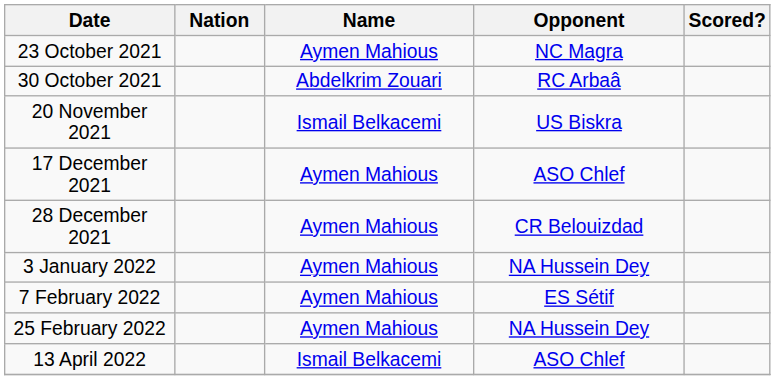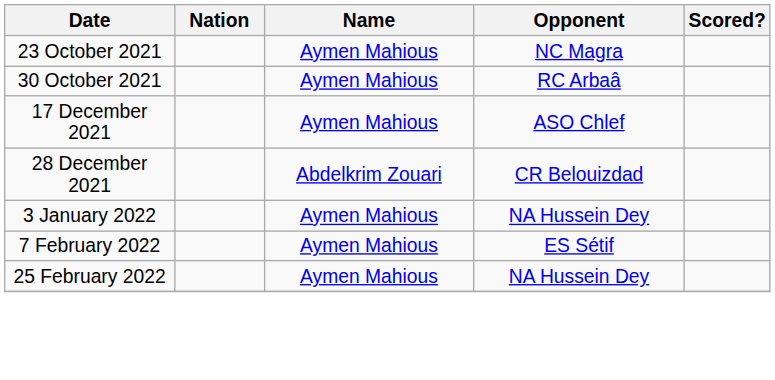(369, 81) Abdelkrim Zouari -> (369, 81) Aymen Mahious
- row: (90, 122)
(369, 226) Aymen Mahious -> (369, 174) Abdelkrim Zouari
- row: (90, 359)
